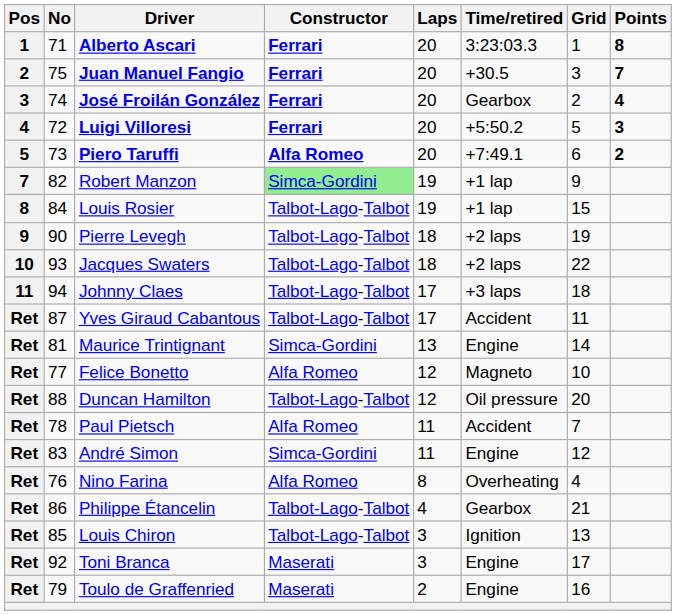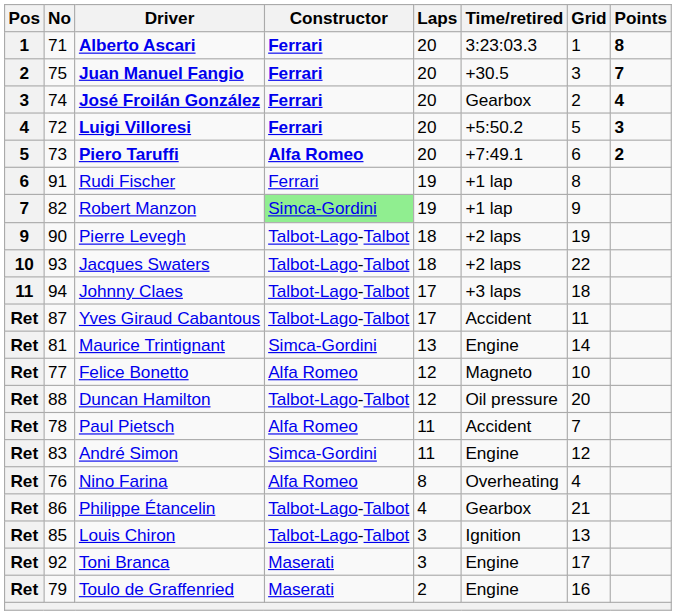+ row: (127, 181)
- row: (127, 209)
